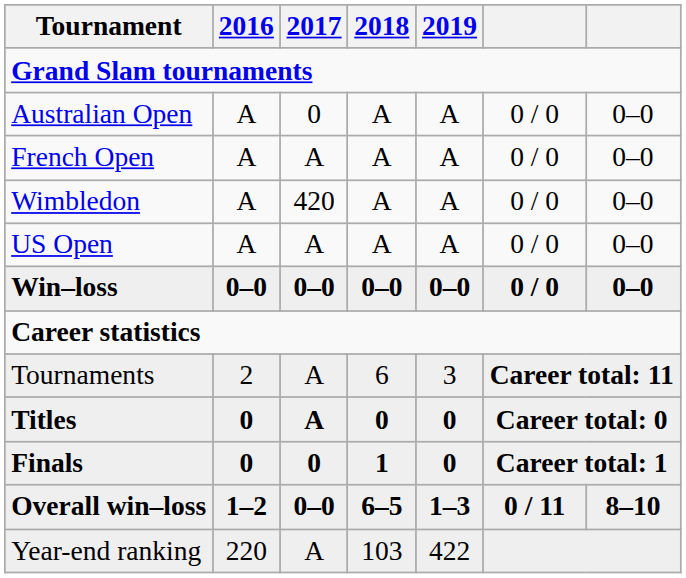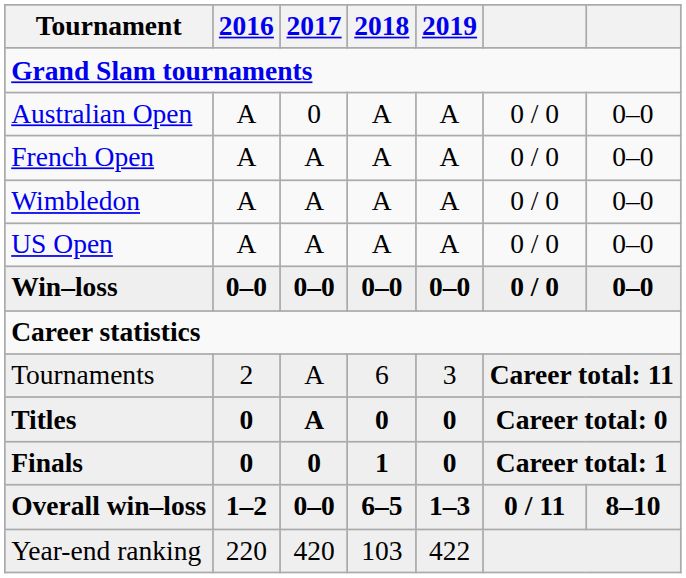(314, 200) 420 -> (314, 200) A
(314, 550) A -> (314, 550) 420
